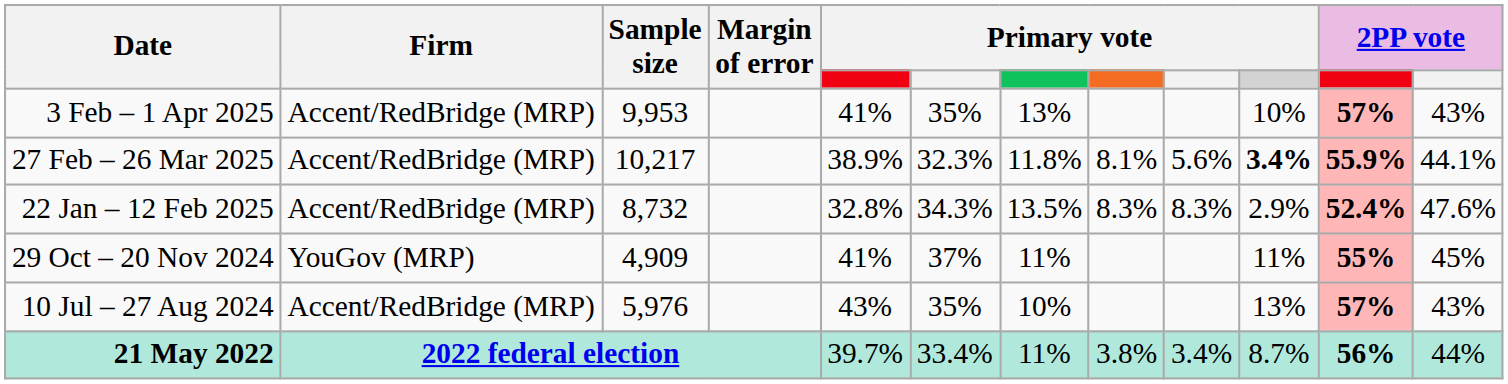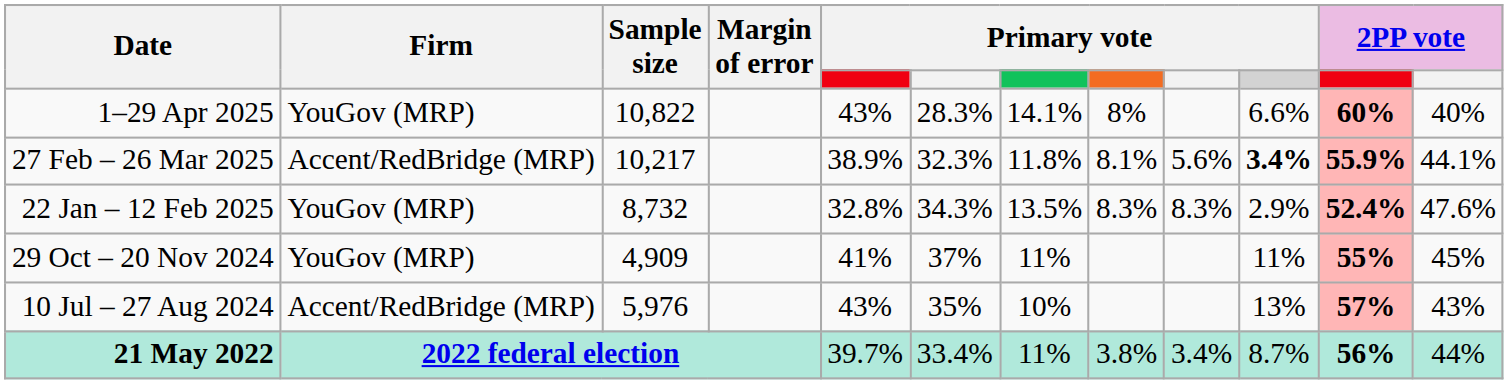+ row: (186, 112)
- row: (160, 112)
(441, 209) Accent/RedBridge (MRP) -> (381, 209) YouGov (MRP)
